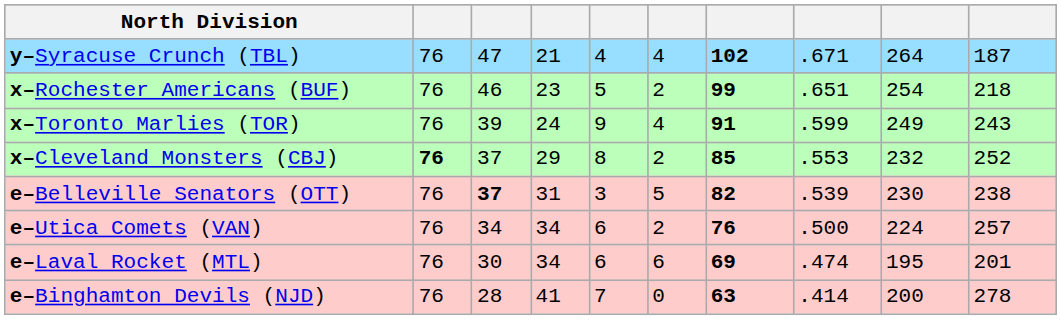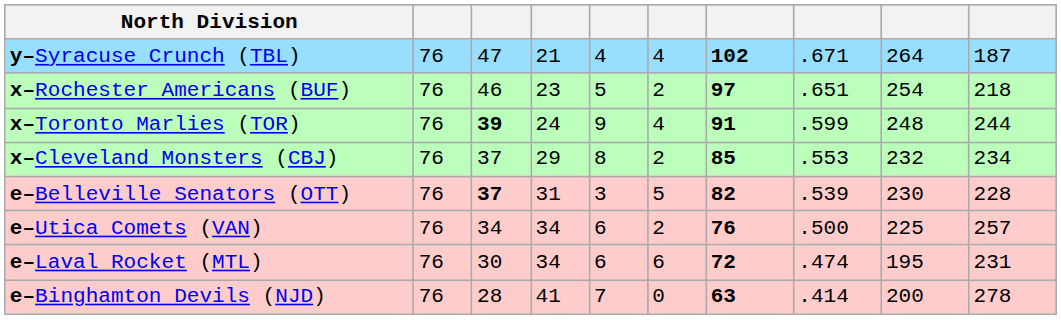(723, 91) 99 -> (723, 91) 97
(490, 125) normal -> (490, 125) bold
(905, 125) 249 -> (905, 125) 248
(992, 125) 243 -> (992, 125) 244
(431, 159) bold -> (431, 159) normal
(992, 159) 252 -> (992, 159) 234
(992, 194) 238 -> (992, 194) 228
(905, 228) 224 -> (905, 228) 225
(723, 262) 69 -> (723, 262) 72
(992, 262) 201 -> (992, 262) 231
